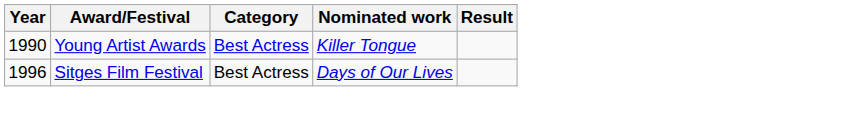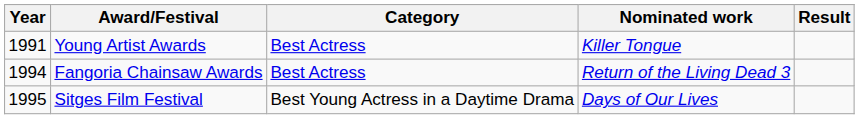(28, 45) 1990 -> (28, 45) 1991
+ row: (159, 72)
(28, 72) 1996 -> (28, 99) 1995
(261, 72) Best Actress -> (422, 99) Best Young Actress in a Daytime Drama
